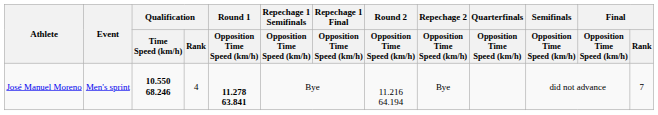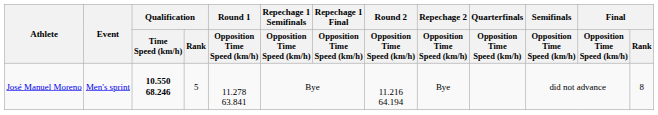(196, 87) 4 -> (196, 87) 5
(234, 97) bold -> (234, 97) normal
(642, 87) 7 -> (642, 87) 8
